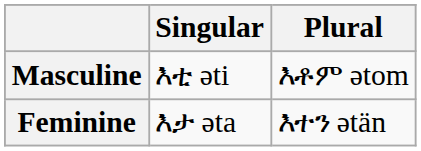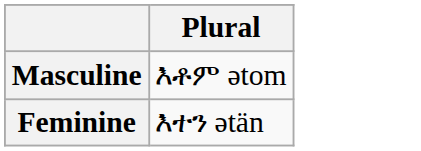- column: (210, 27)
